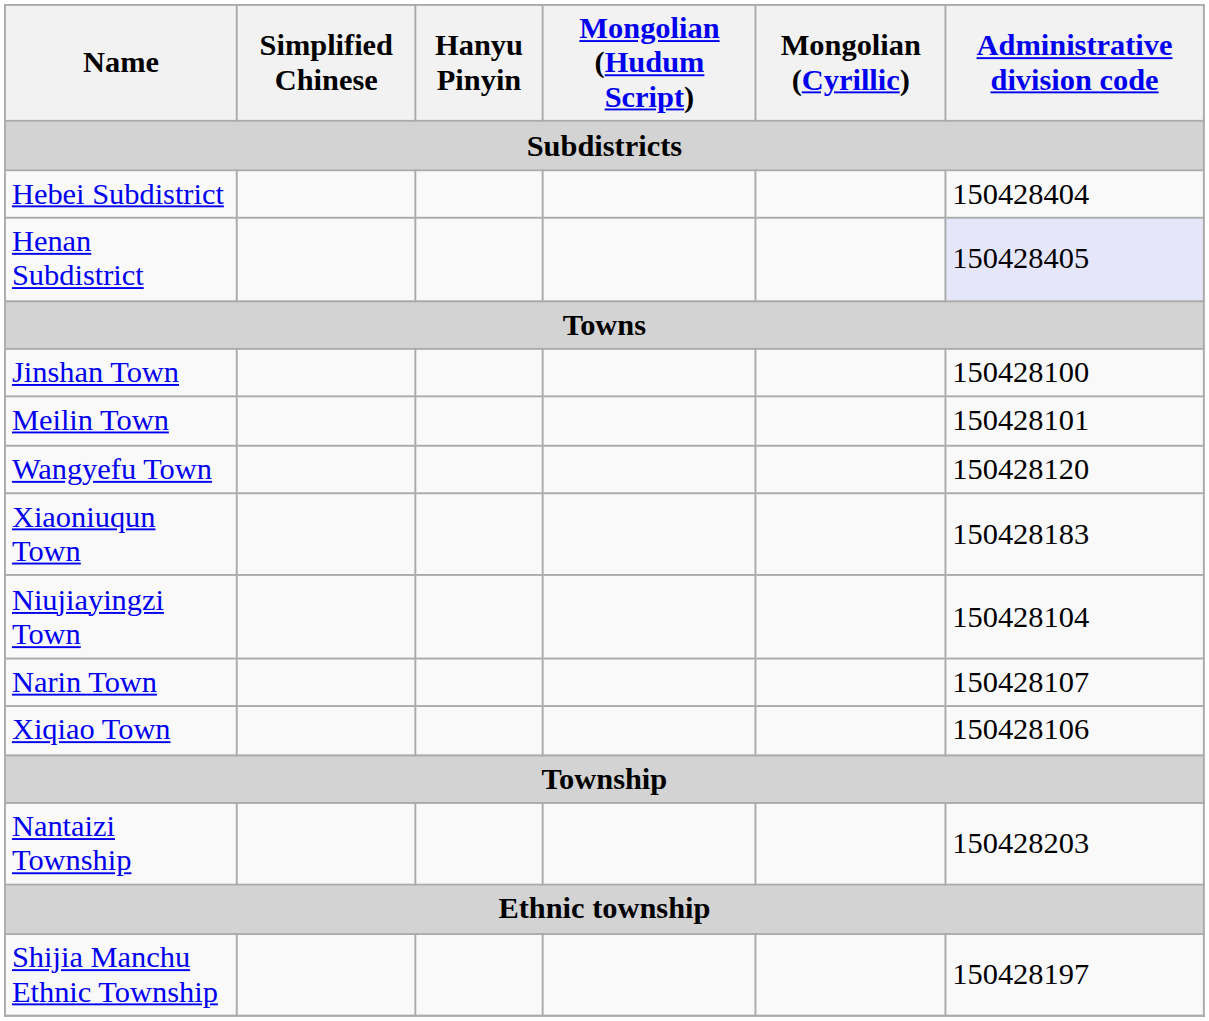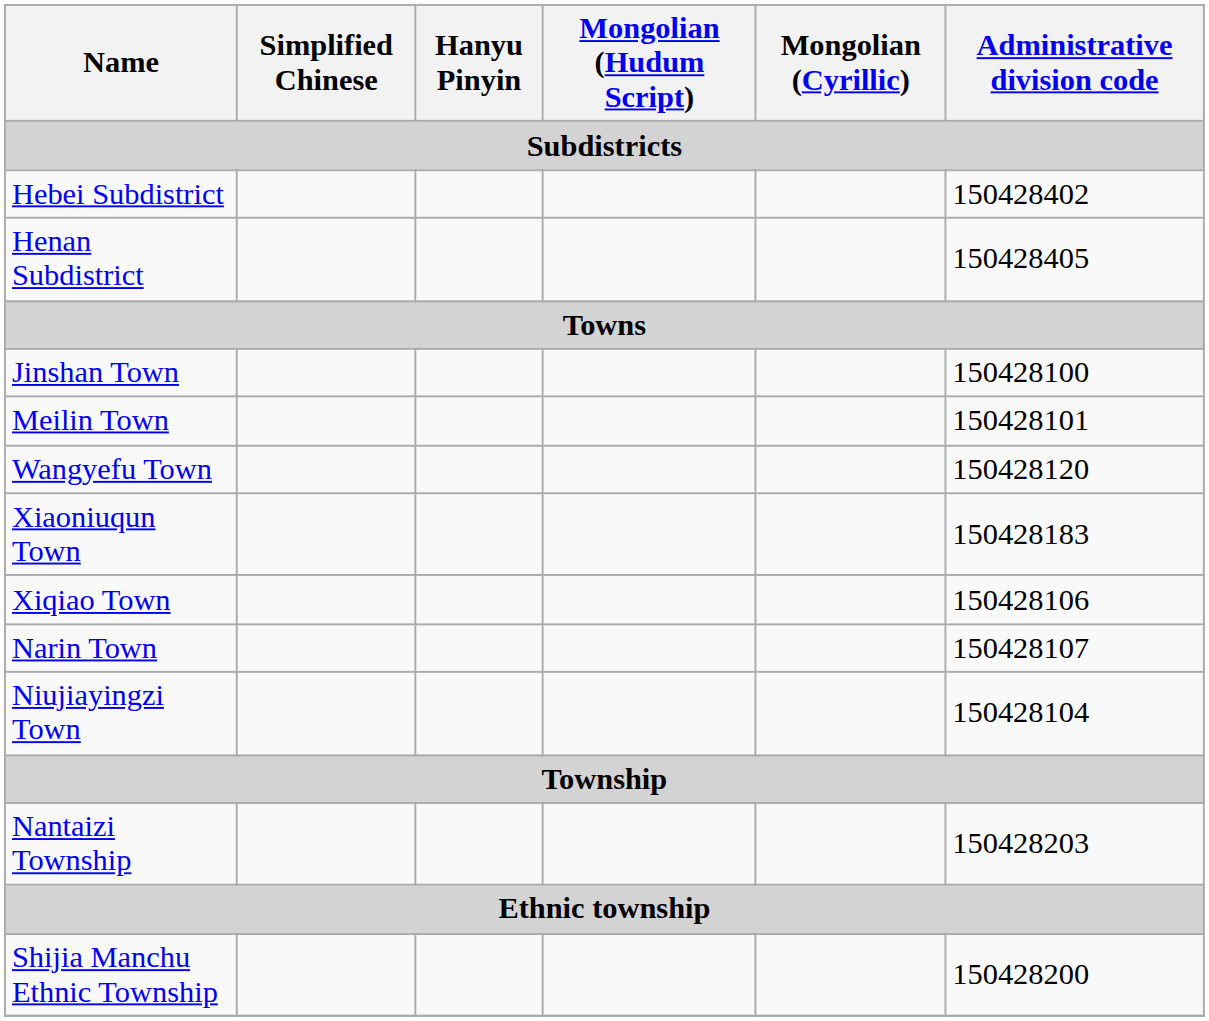(1021, 193) 150428404 -> (1021, 193) 150428402
(1021, 258) lavender background -> (1021, 258) no background
rows swapped: (88, 616) <-> (91, 729)
(1021, 974) 150428197 -> (1021, 974) 150428200
